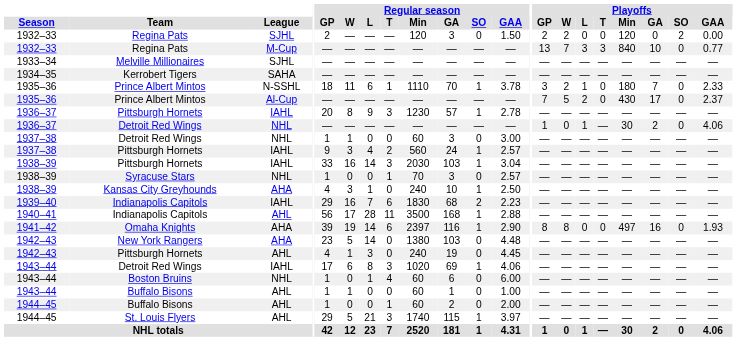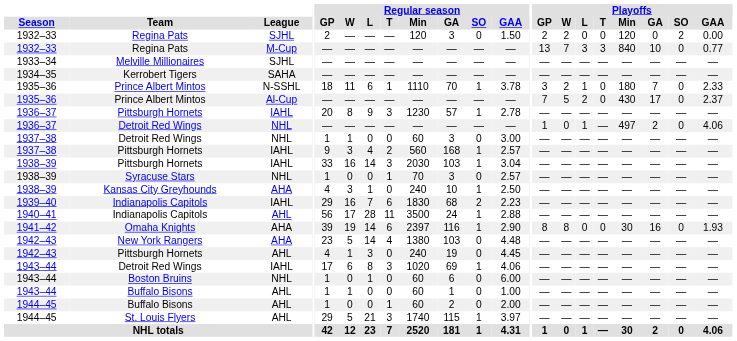(627, 125) 30 -> (627, 125) 497
(452, 151) 24 -> (452, 151) 168
(452, 215) 168 -> (452, 215) 24
(627, 228) 497 -> (627, 228) 30
(389, 240) 0 -> (389, 240) 4
(389, 279) 4 -> (389, 279) 0
